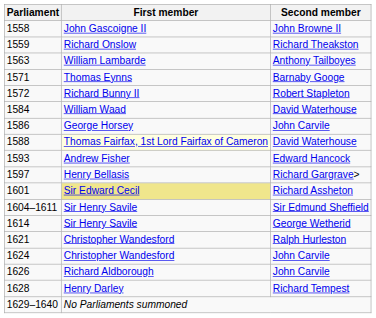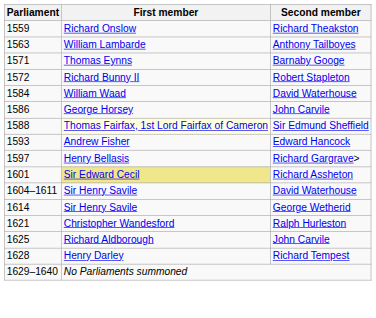- row: (18, 28)
(315, 142) David Waterhouse -> (321, 126) Sir Edmund Sheffield
(321, 207) Sir Edmund Sheffield -> (315, 191) David Waterhouse
- row: (18, 256)
+ row: (18, 239)
- row: (18, 272)
